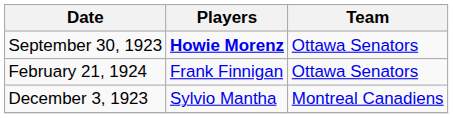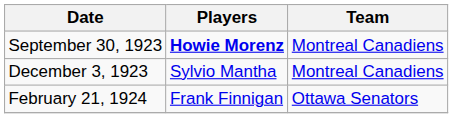(355, 44) Ottawa Senators -> (368, 44) Montreal Canadiens
rows swapped: (78, 98) <-> (78, 71)
